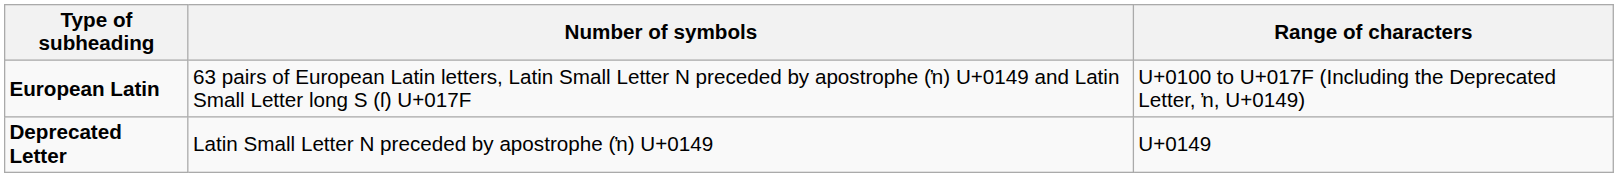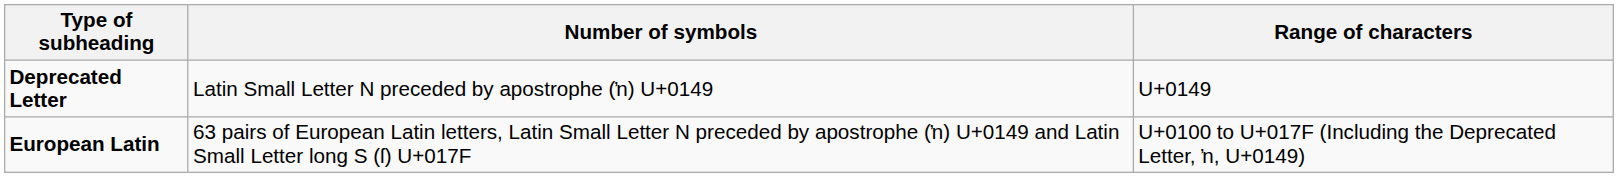rows swapped: (85, 88) <-> (66, 144)
